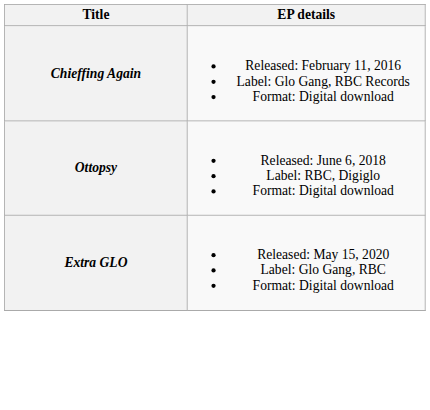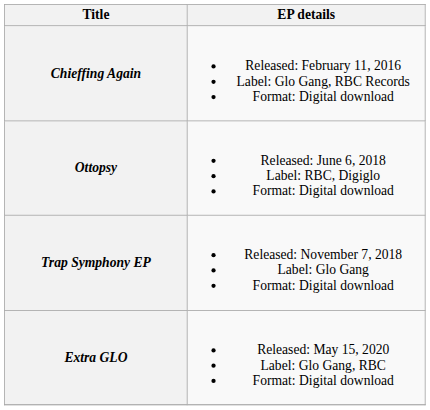+ row: (96, 262)
